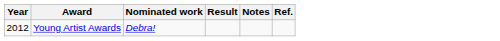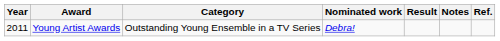+ column: (223, 12)
(18, 28) 2012 -> (17, 28) 2011
